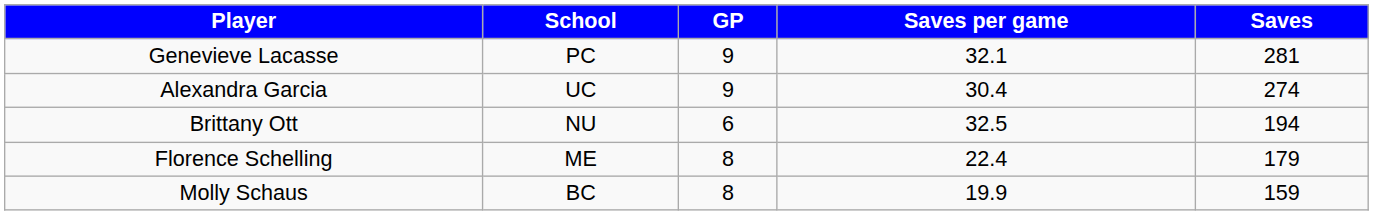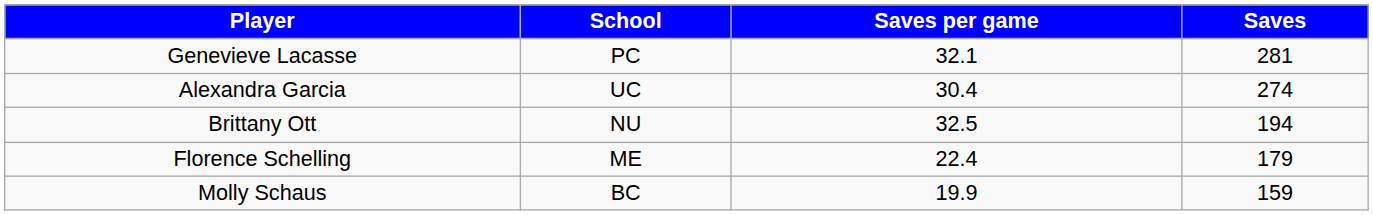- column: (728, 21)
